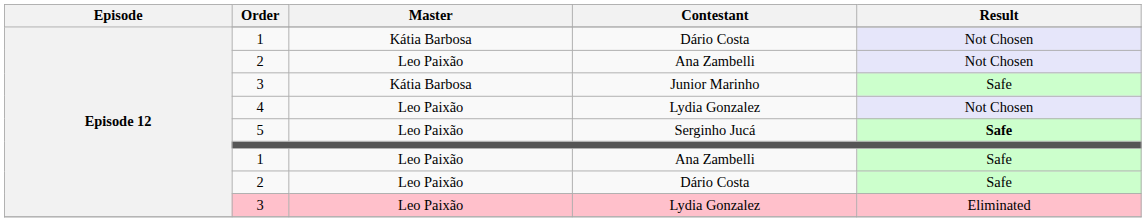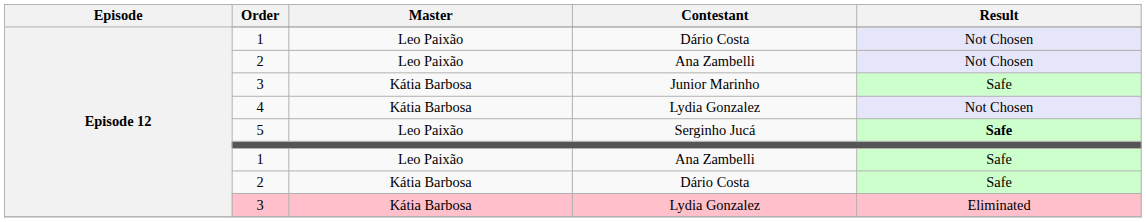(431, 38) Kátia Barbosa -> (431, 38) Leo Paixão
(431, 107) Leo Paixão -> (431, 107) Kátia Barbosa
(431, 182) Leo Paixão -> (431, 182) Kátia Barbosa
(431, 205) Leo Paixão -> (431, 205) Kátia Barbosa
